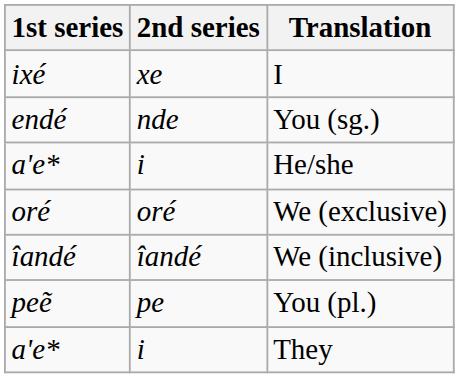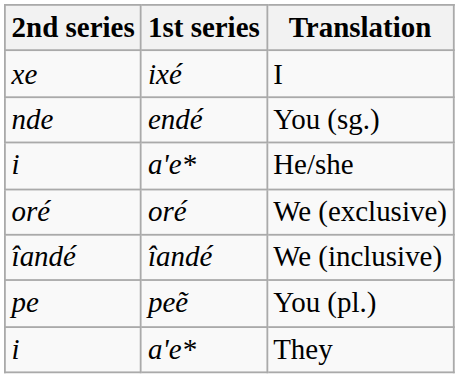columns swapped: (67, 27) <-> (198, 27)
